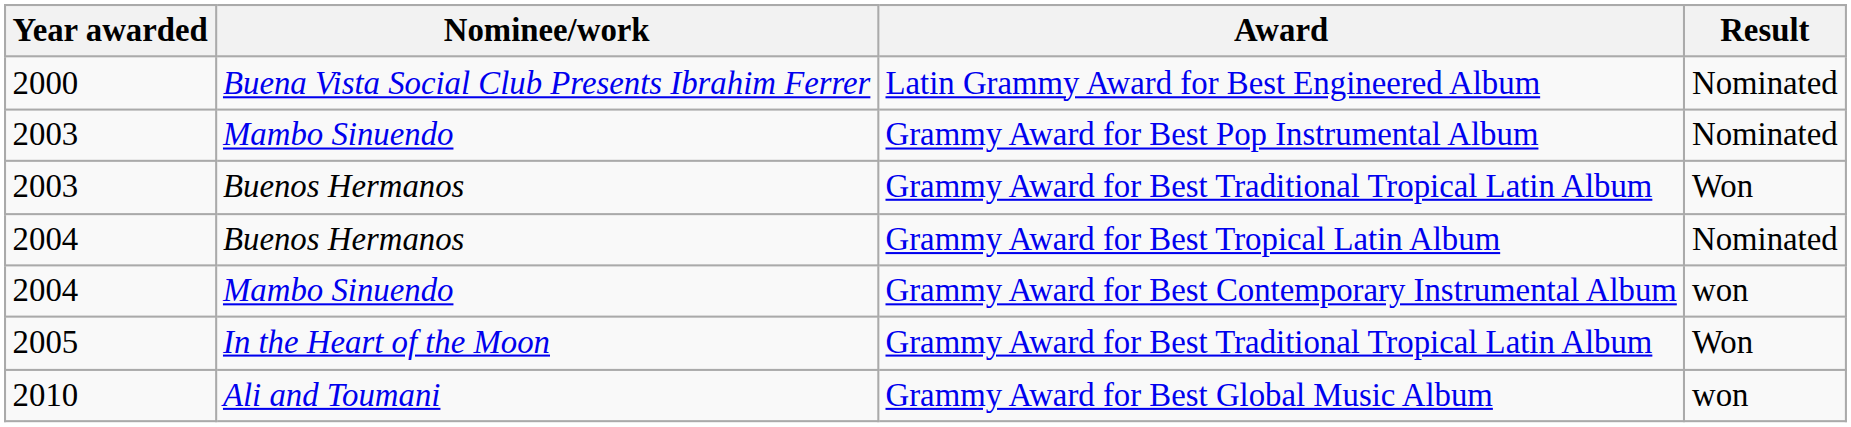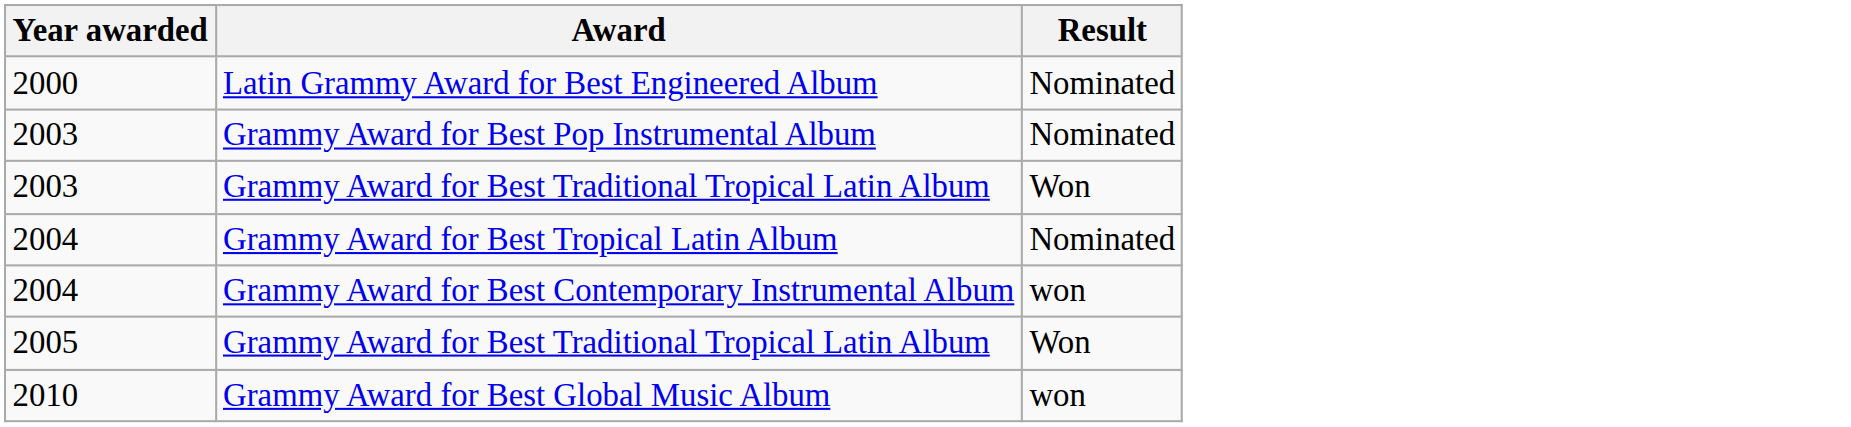- column: (547, 30)
